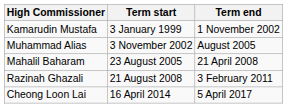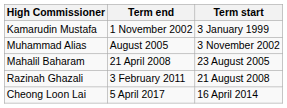columns swapped: (151, 12) <-> (239, 12)
